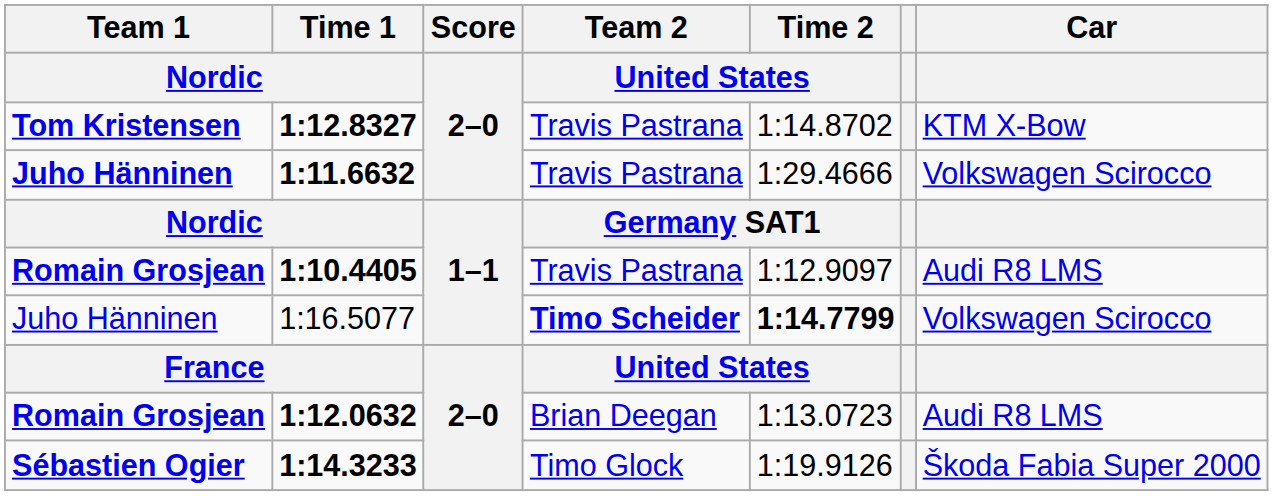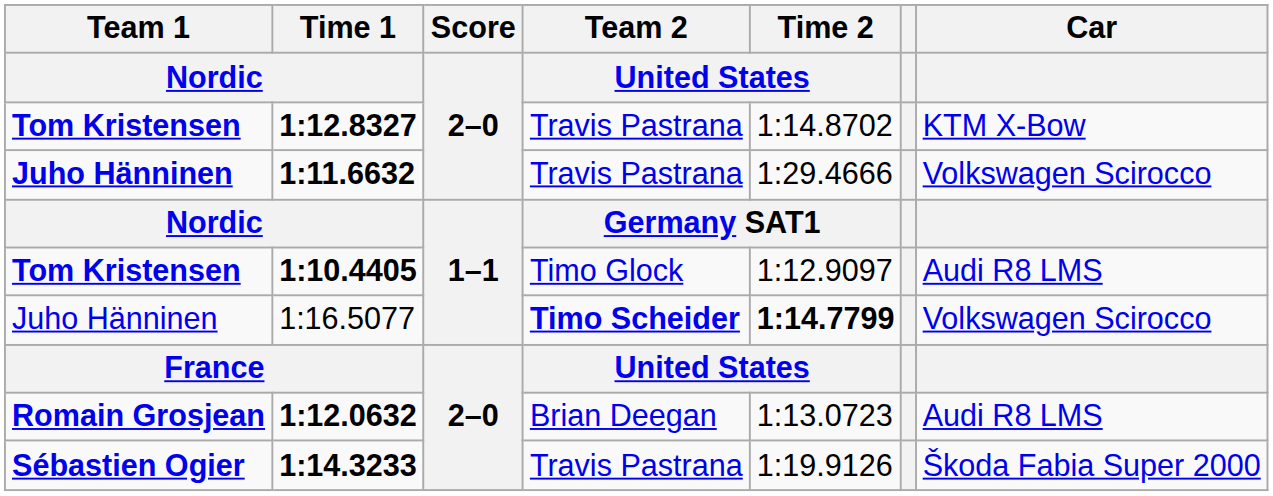(139, 271) Romain Grosjean -> (126, 271) Tom Kristensen
(636, 271) Travis Pastrana -> (607, 271) Timo Glock
(607, 464) Timo Glock -> (636, 464) Travis Pastrana
